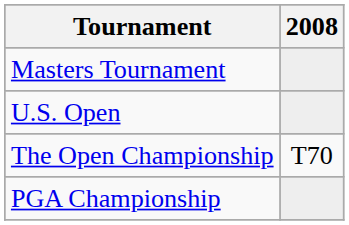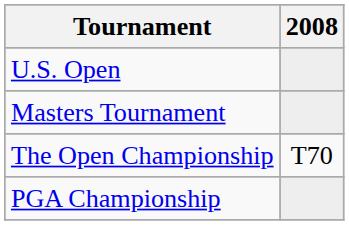rows swapped: (118, 69) <-> (66, 112)
